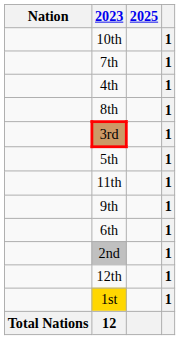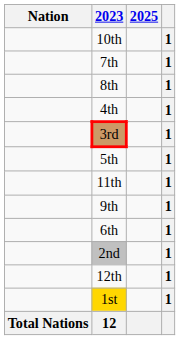rows swapped: (109, 86) <-> (109, 109)
